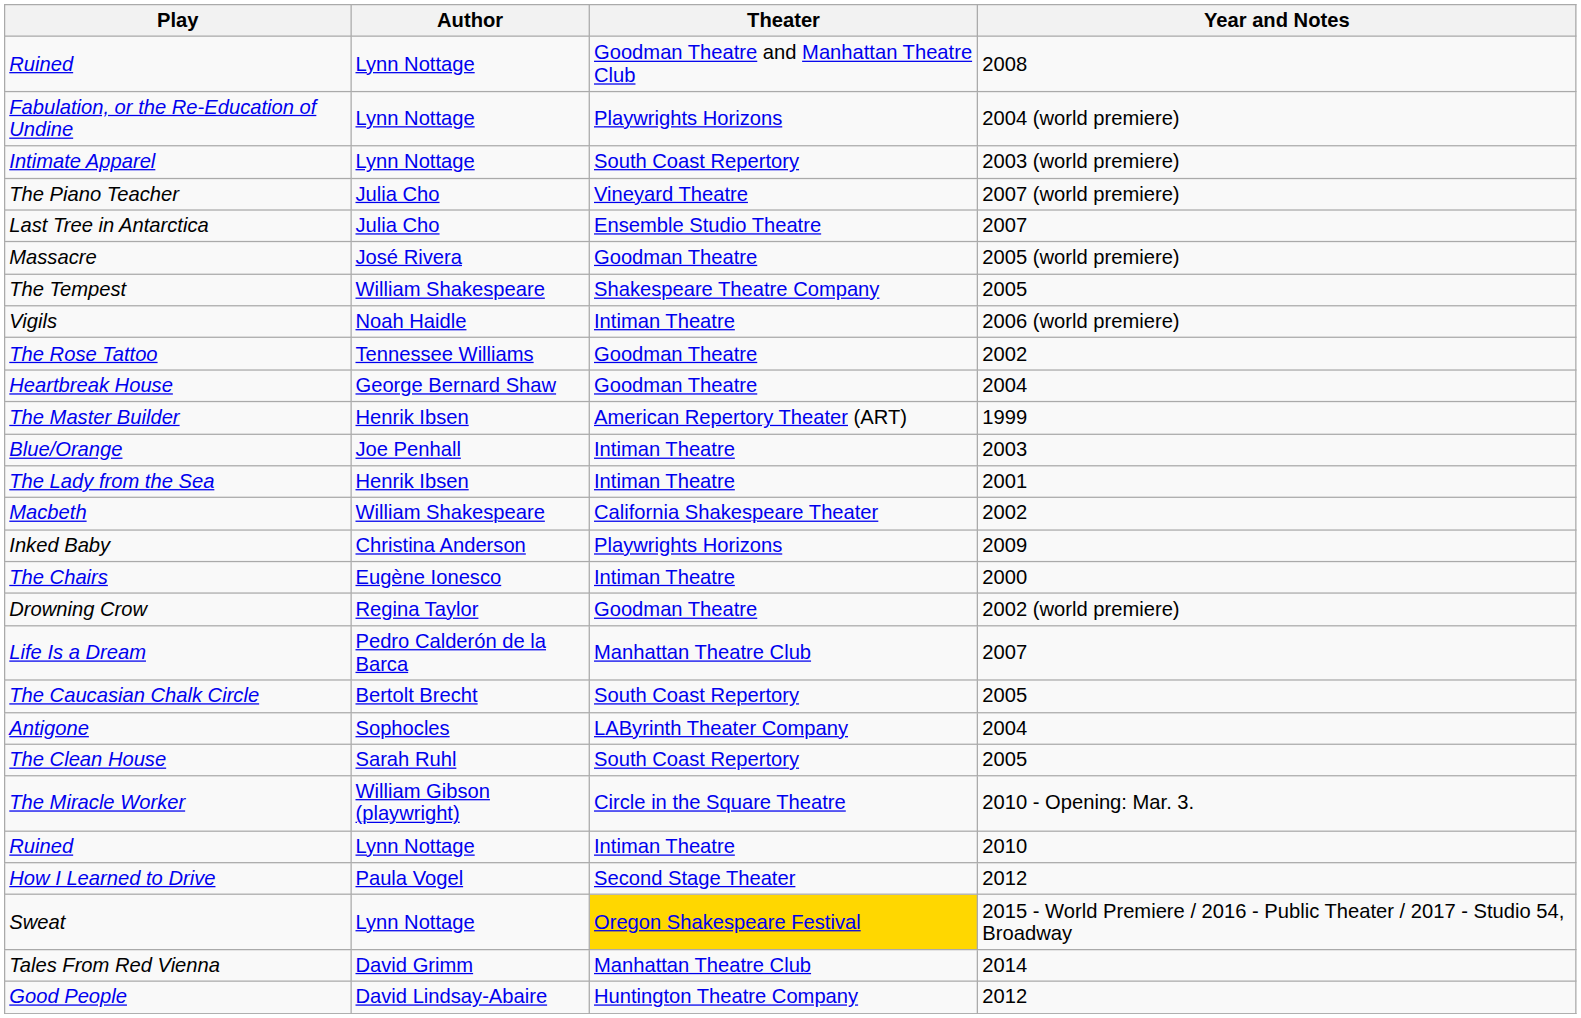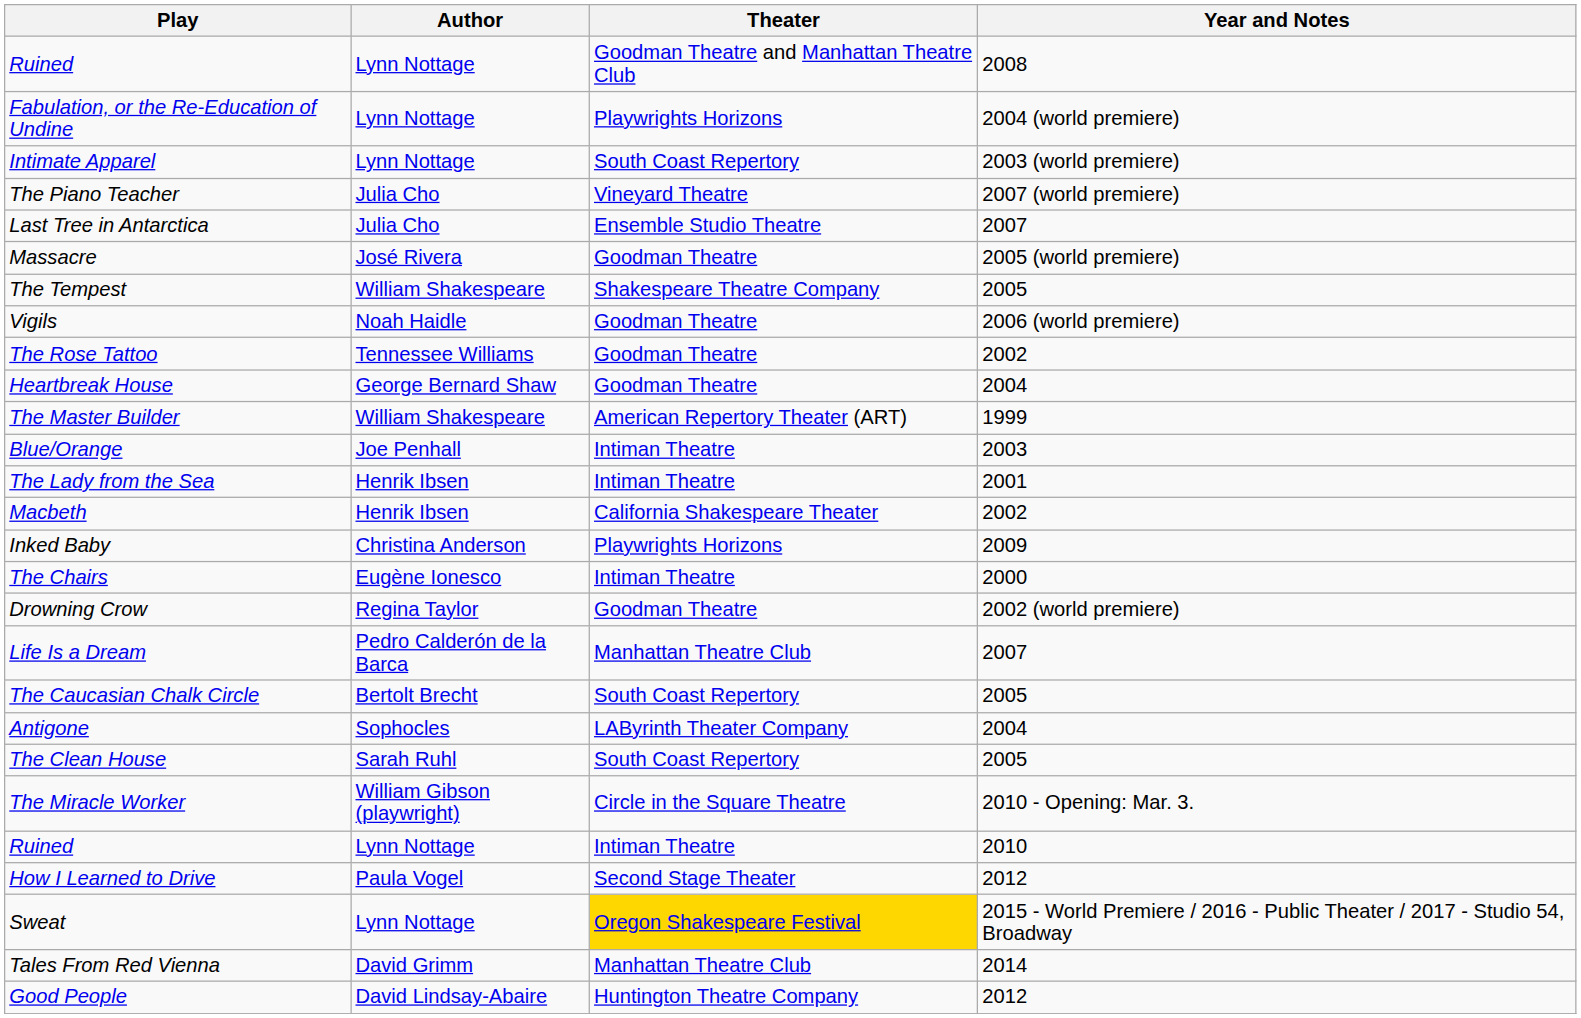(664, 321) Intiman Theatre -> (676, 321) Goodman Theatre
(412, 417) Henrik Ibsen -> (450, 417) William Shakespeare
(450, 513) William Shakespeare -> (412, 513) Henrik Ibsen
